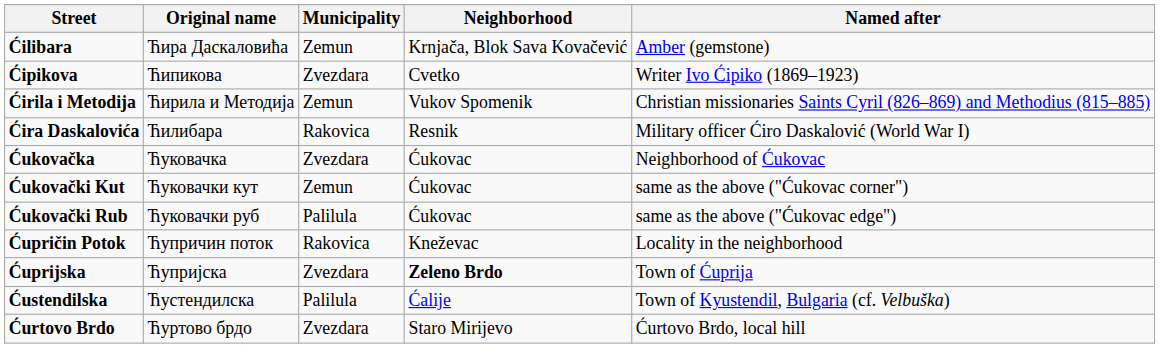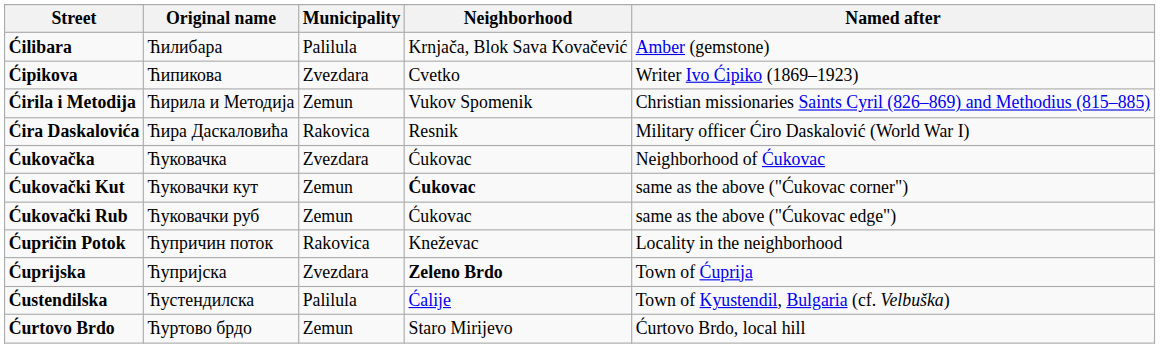(218, 46) Ћира Даскаловића -> (185, 46) Ћилибара
(328, 46) Zemun -> (330, 46) Palilula
(185, 131) Ћилибара -> (218, 131) Ћира Даскаловића
(440, 187) normal -> (442, 187) bold
(330, 215) Palilula -> (328, 215) Zemun
(336, 328) Zvezdara -> (328, 328) Zemun
